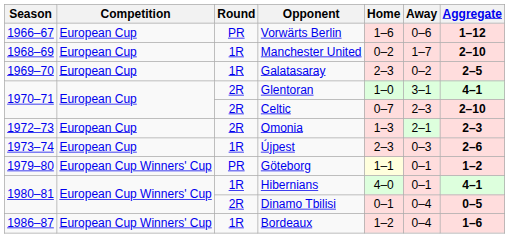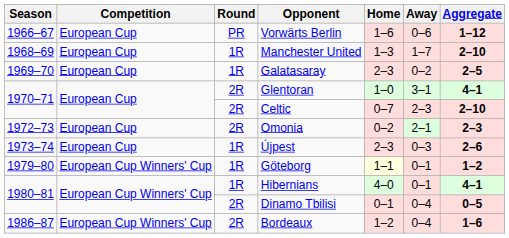(384, 52) 0–2 -> (384, 52) 1–3
(384, 128) 1–3 -> (384, 128) 0–2
(236, 166) PR -> (236, 166) 1R
(236, 223) 1R -> (236, 223) 2R
